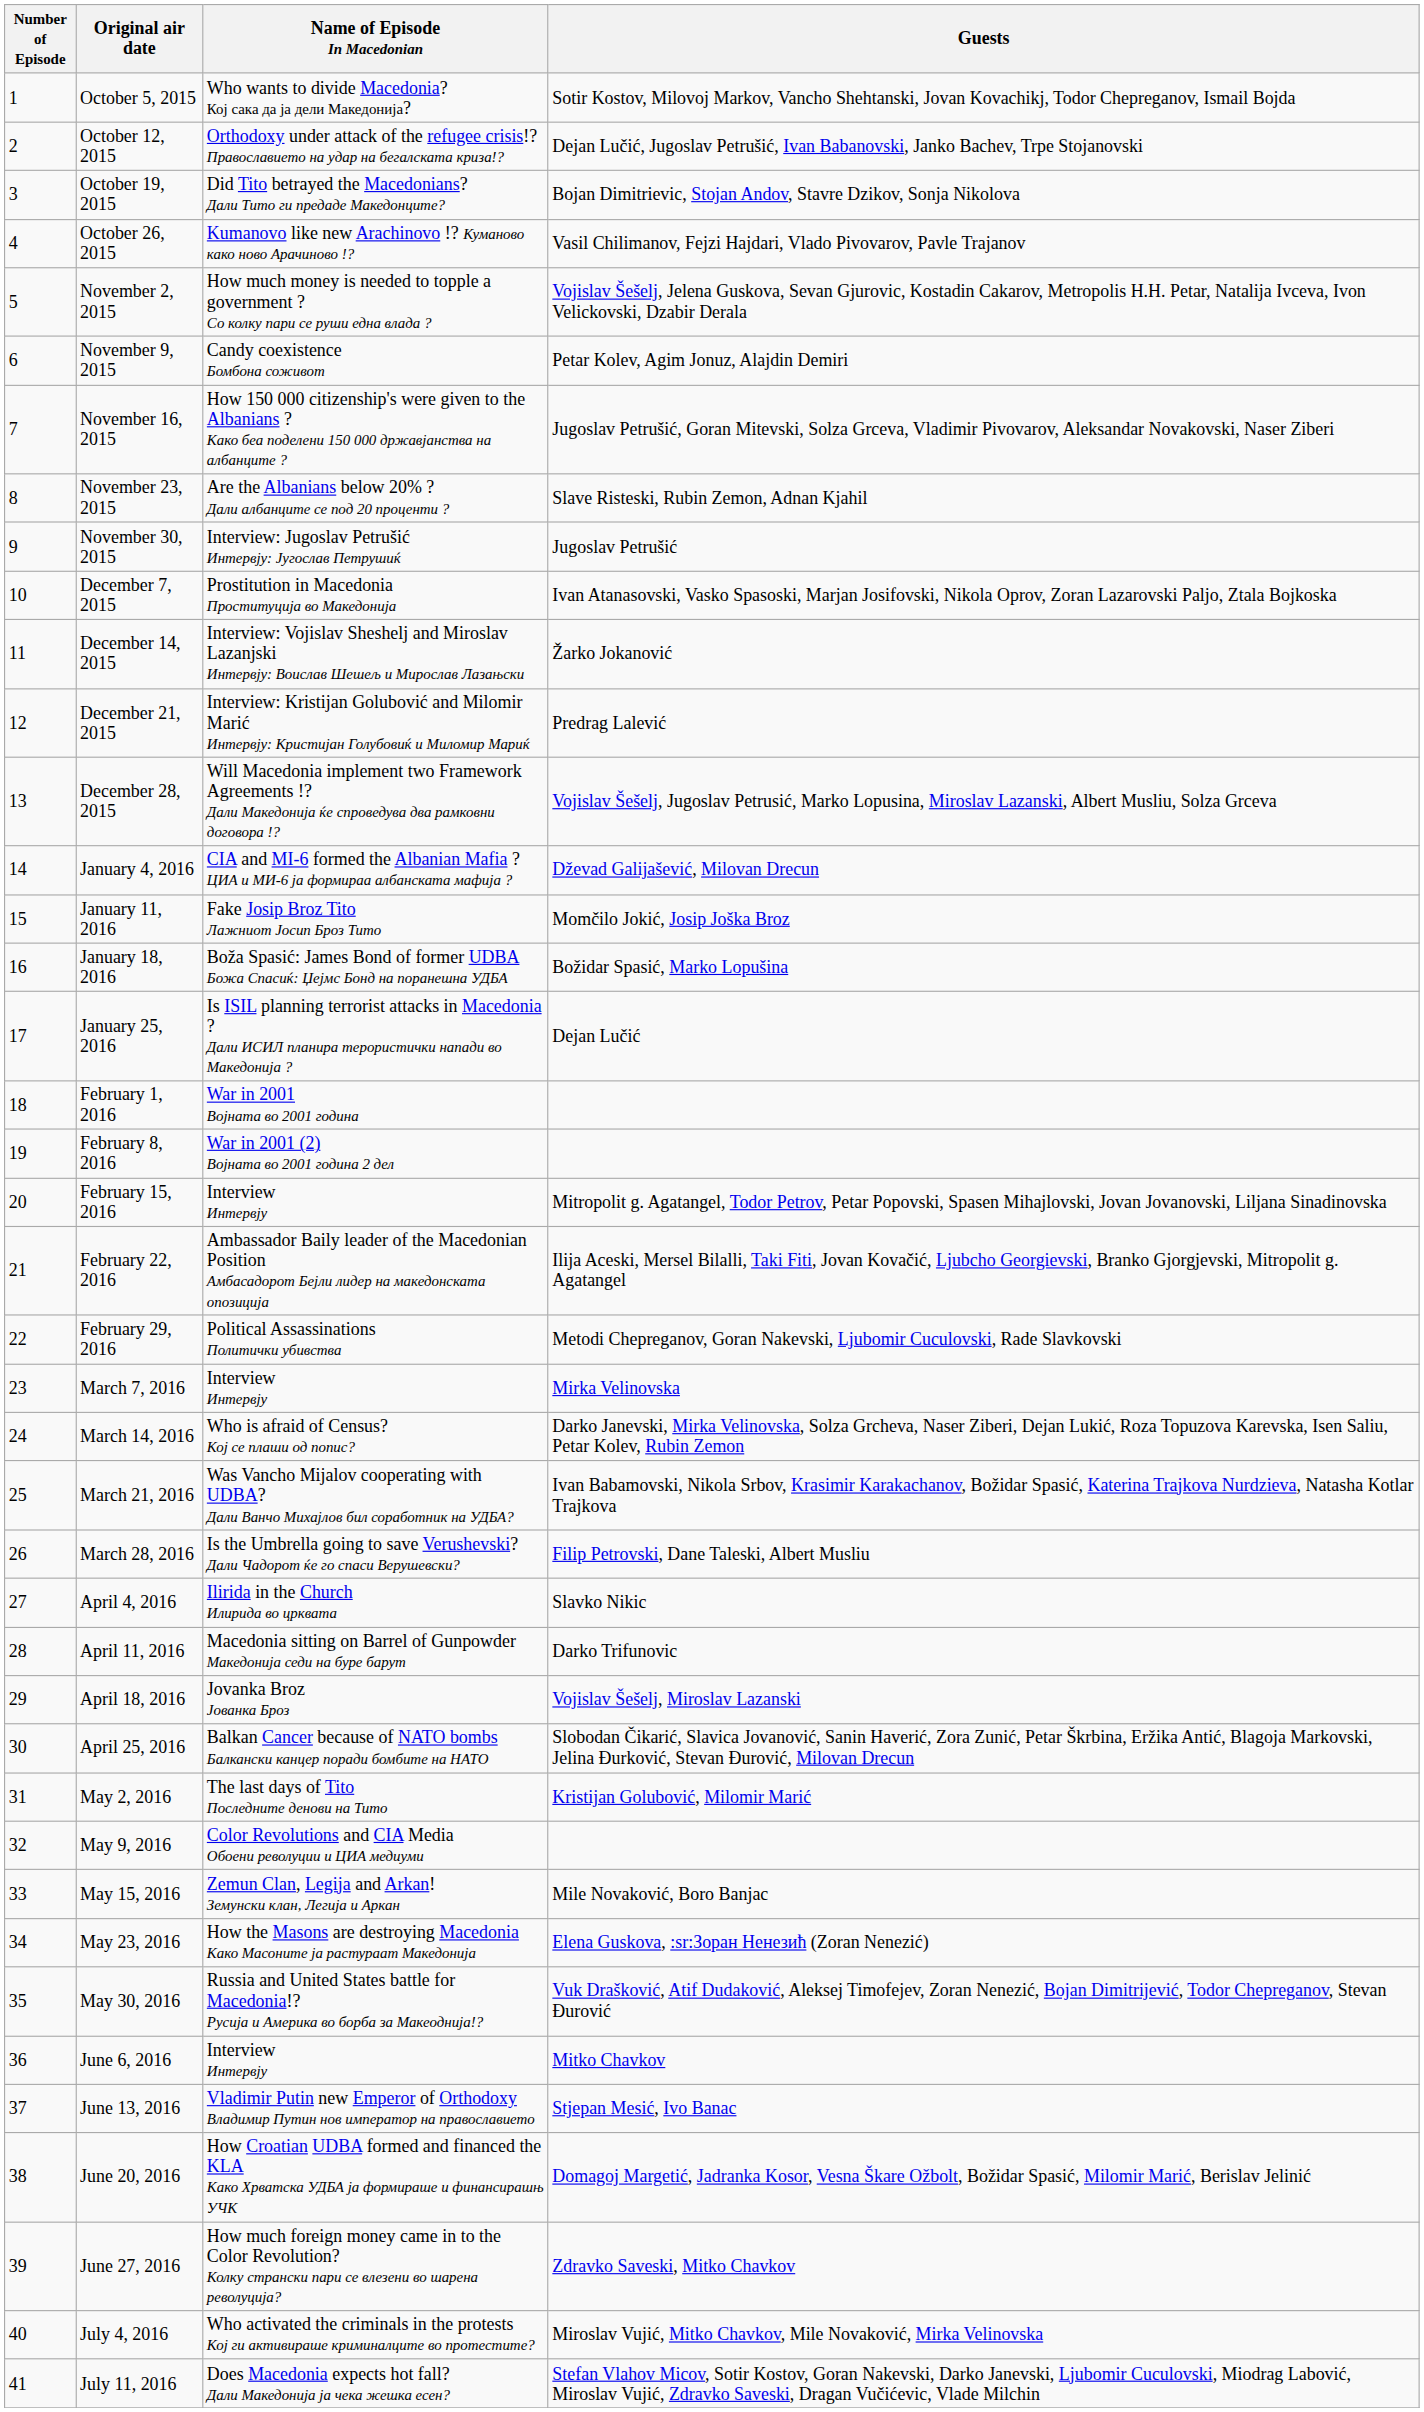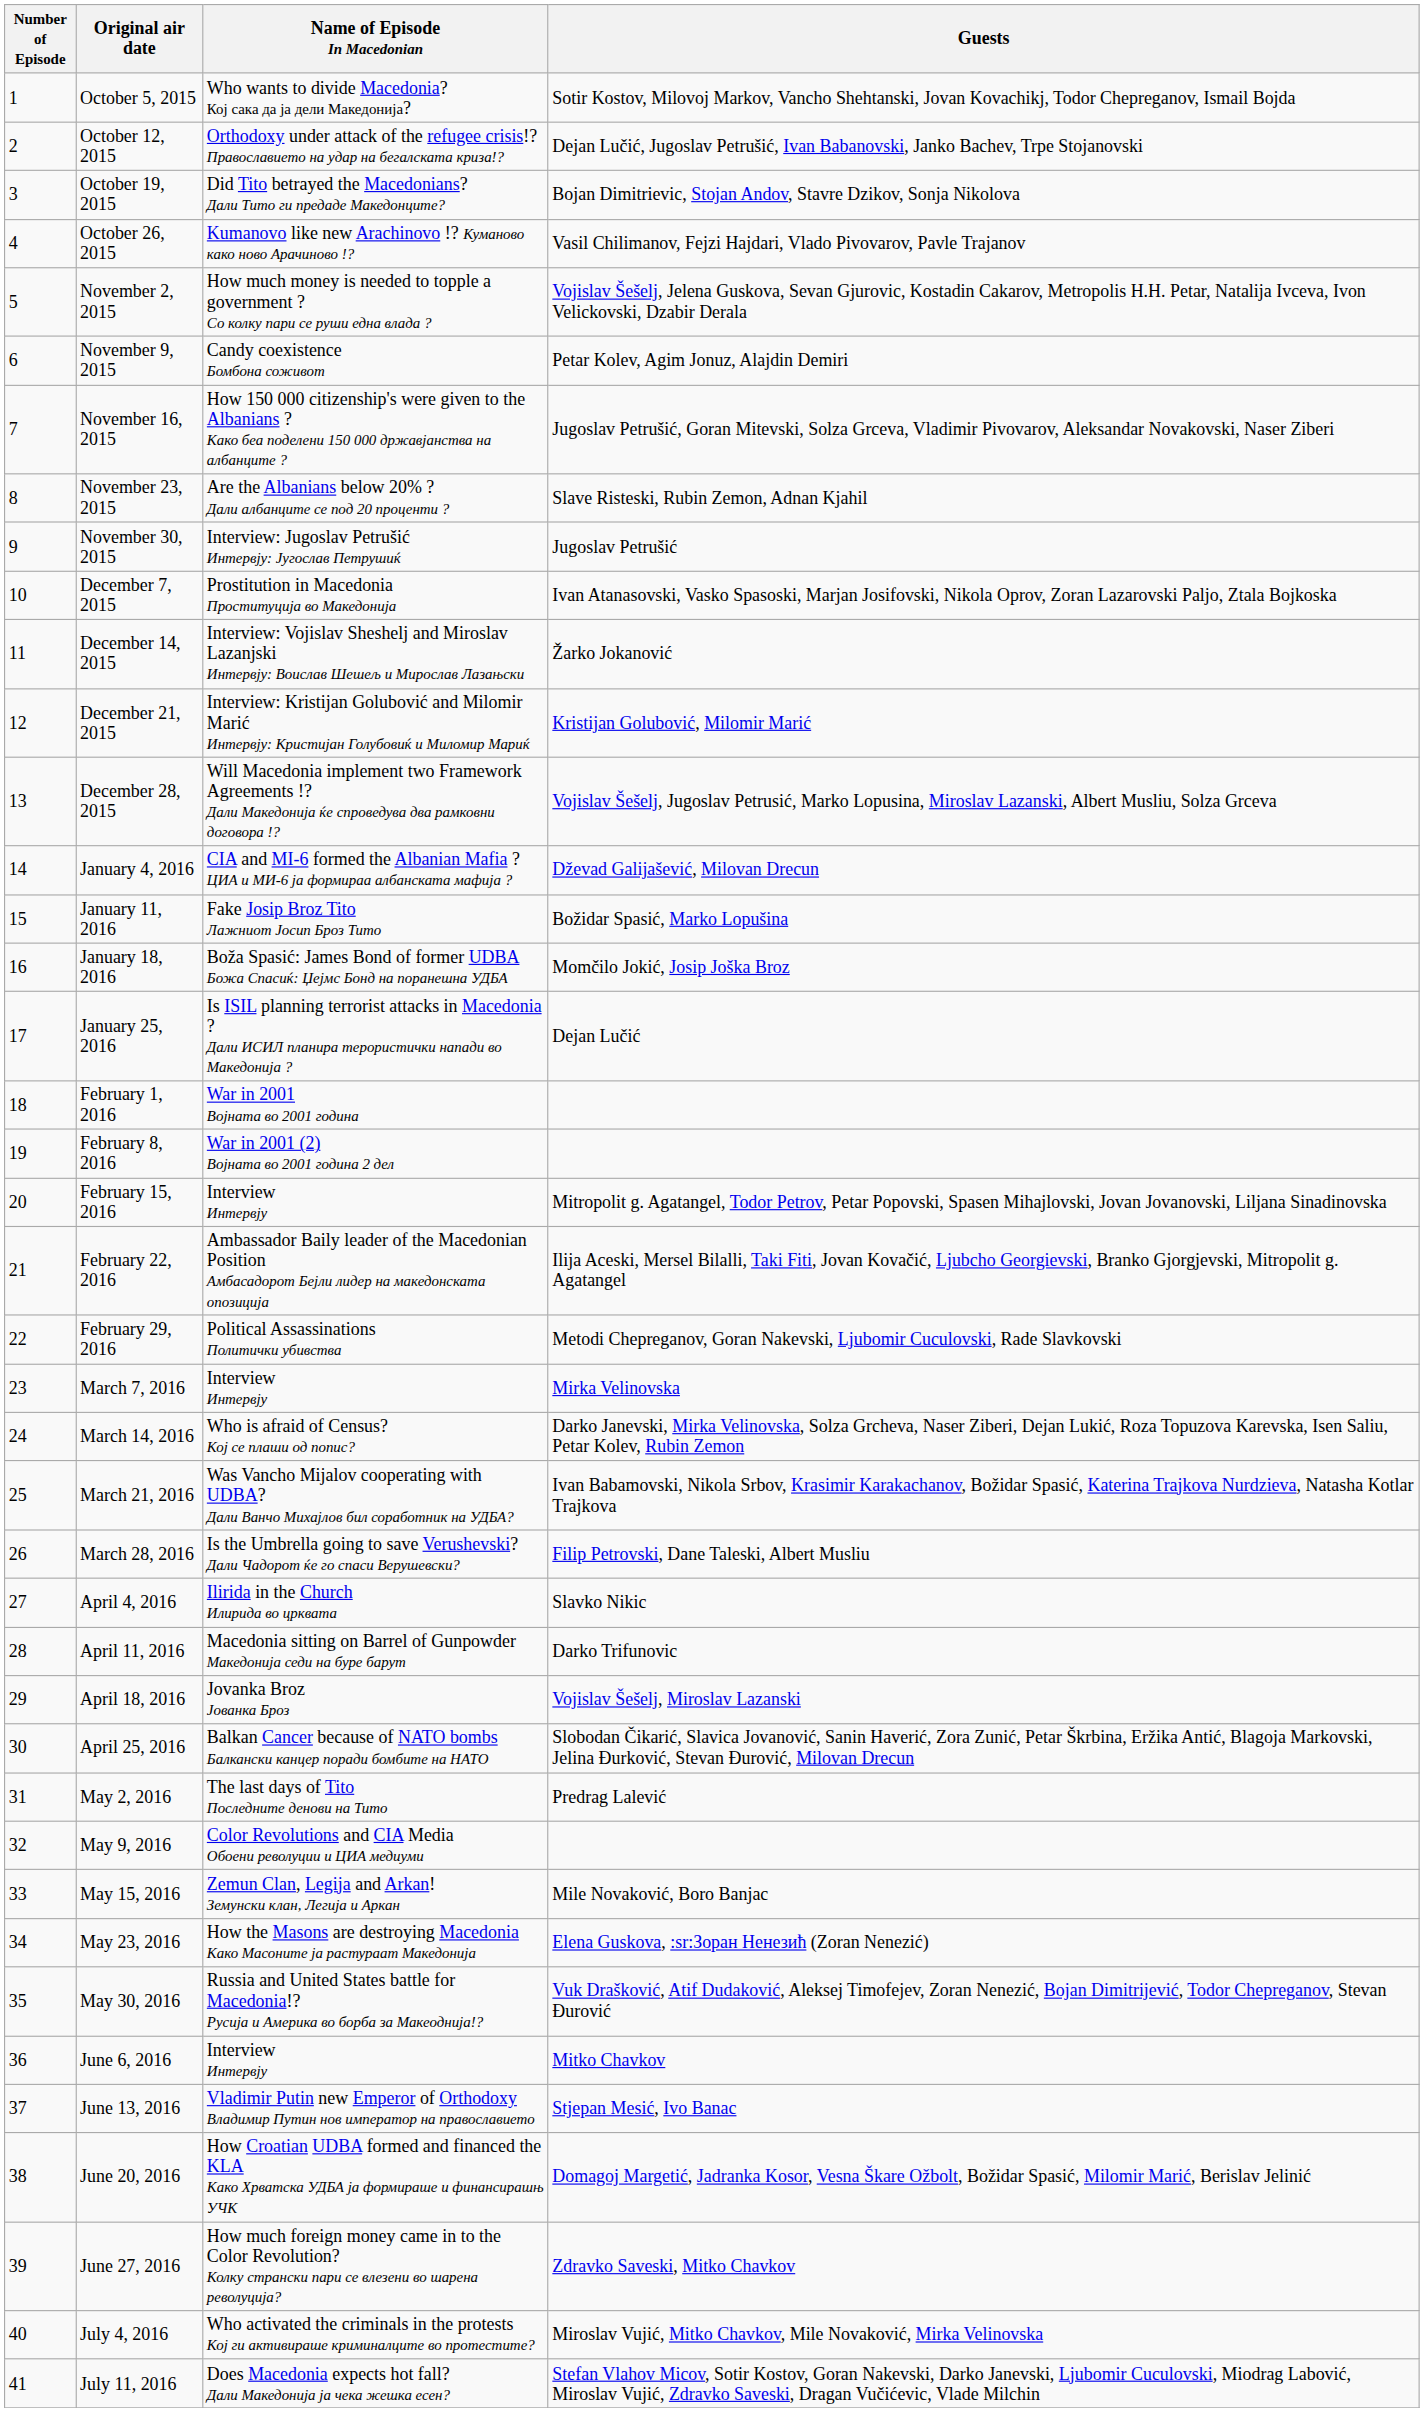(609, 722) Predrag Lalević -> (682, 722) Kristijan Golubović, Milomir Marić
(671, 918) Momčilo Jokić, Josip Joška Broz -> (670, 918) Božidar Spasić, Marko Lopušina
(670, 967) Božidar Spasić, Marko Lopušina -> (671, 967) Momčilo Jokić, Josip Joška Broz
(682, 1796) Kristijan Golubović, Milomir Marić -> (609, 1796) Predrag Lalević
